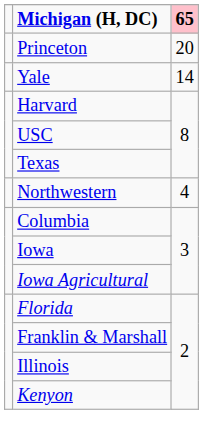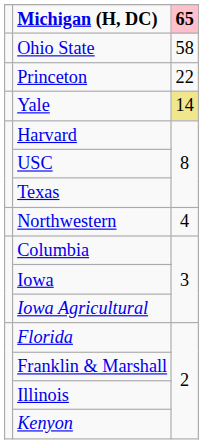+ row: (56, 47)
(185, 47) 20 -> (185, 76) 22
(185, 76) no background -> (185, 105) khaki background
